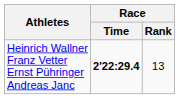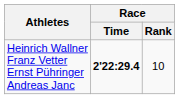(158, 67) 13 -> (158, 67) 10
